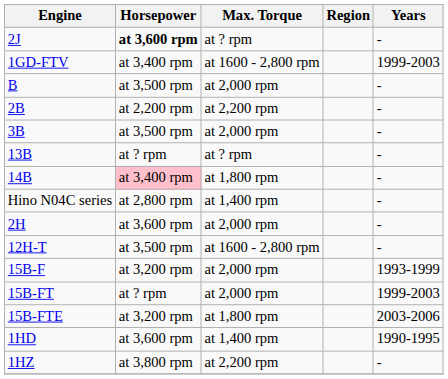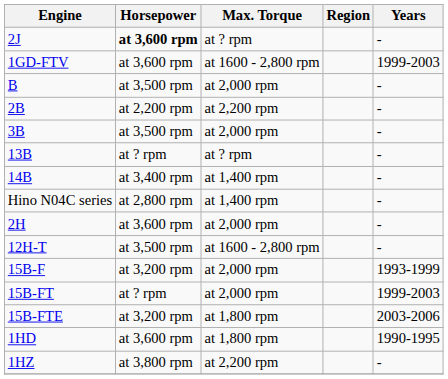(156, 62) at 3,400 rpm -> (156, 62) at 3,600 rpm
(156, 177) pink background -> (156, 177) no background
(241, 177) at 1,800 rpm -> (241, 177) at 1,400 rpm
(241, 339) at 1,400 rpm -> (241, 339) at 1,800 rpm
